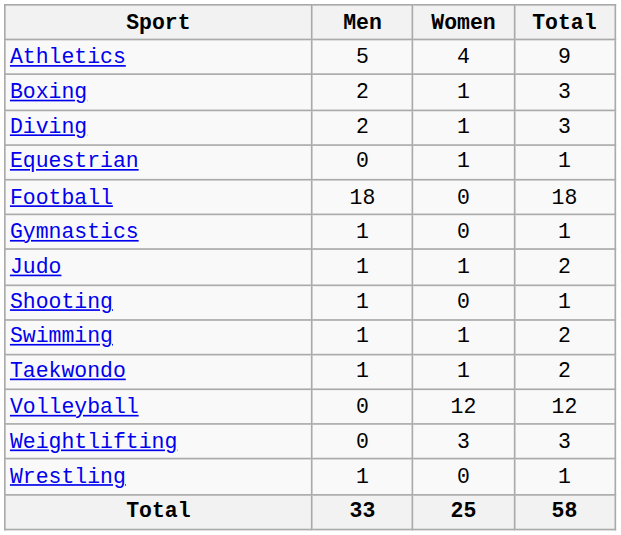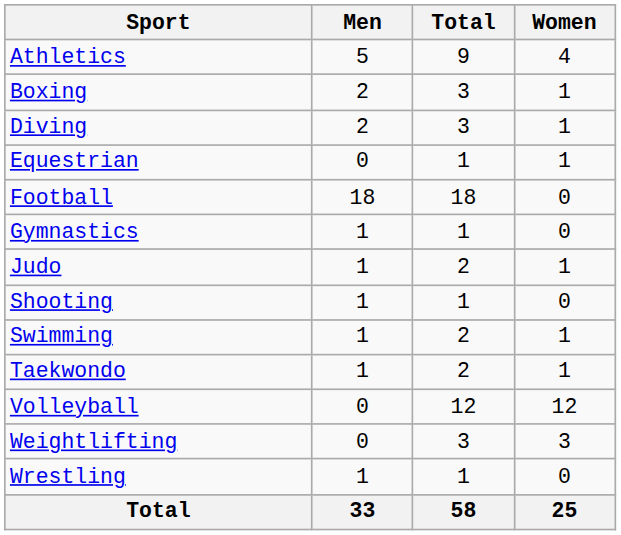columns swapped: (463, 22) <-> (564, 22)
